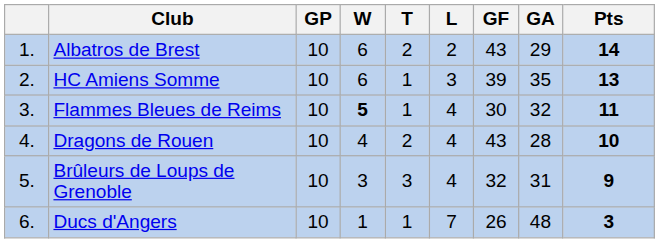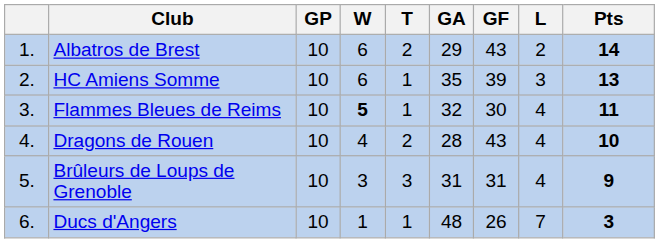columns swapped: (452, 19) <-> (540, 19)
(496, 181) 32 -> (496, 181) 31
